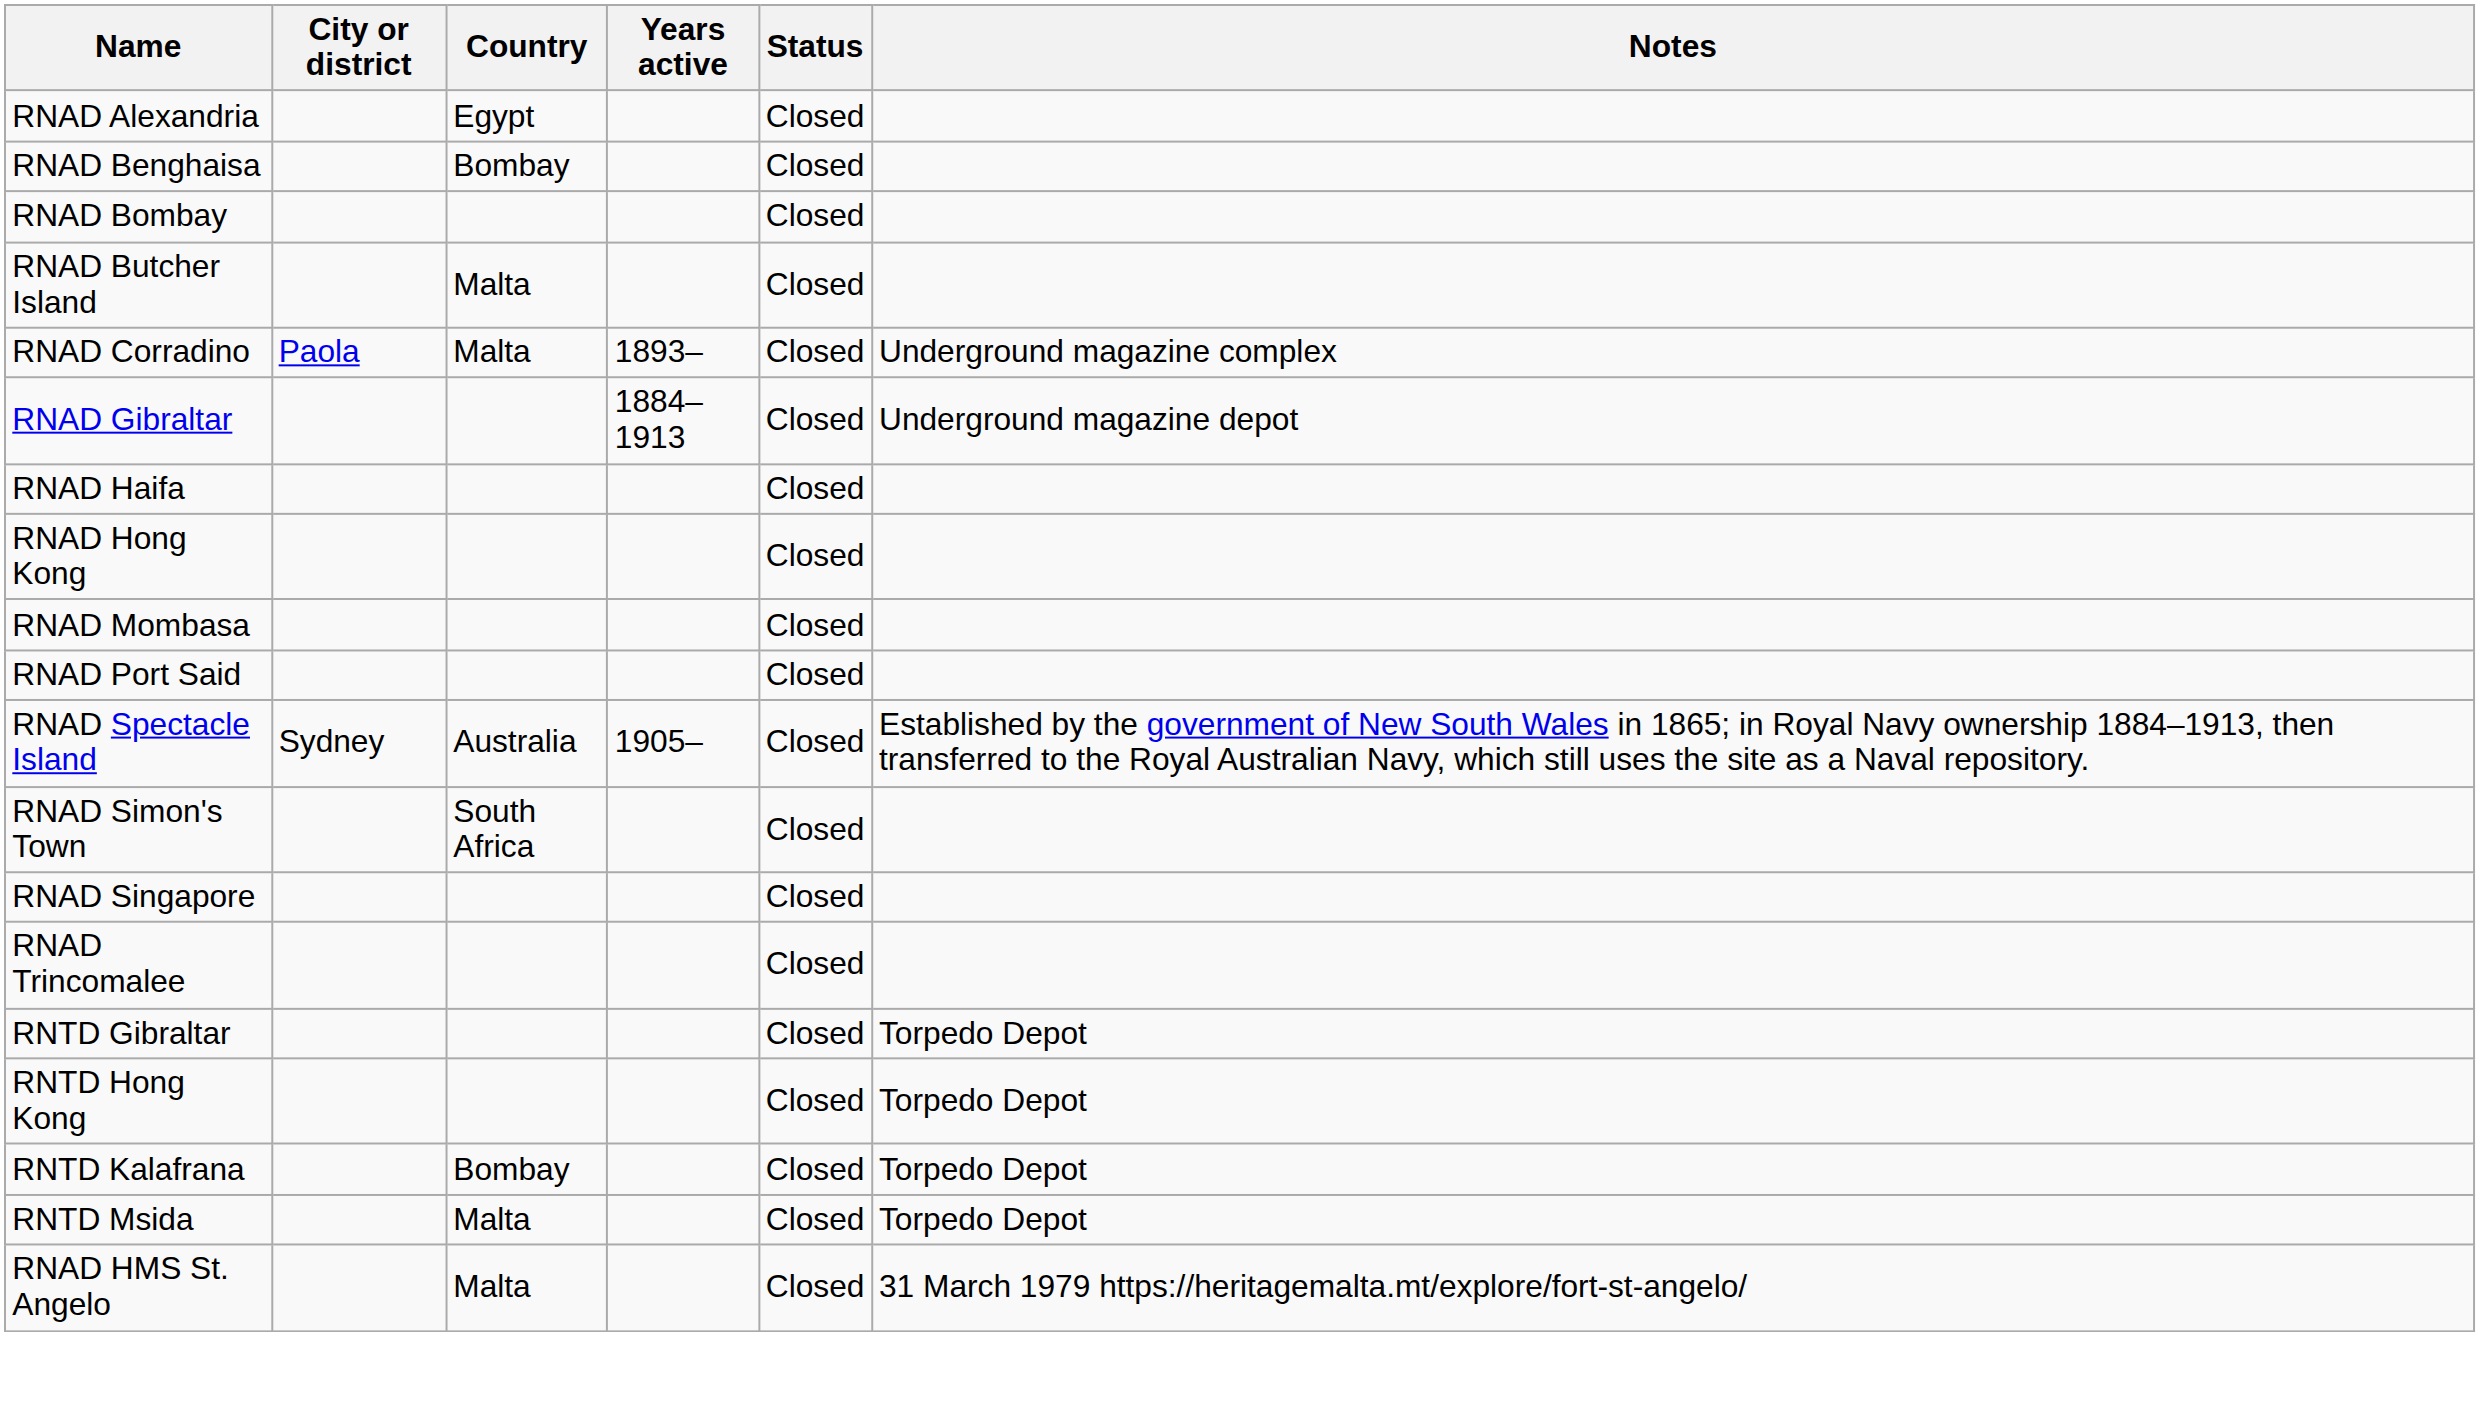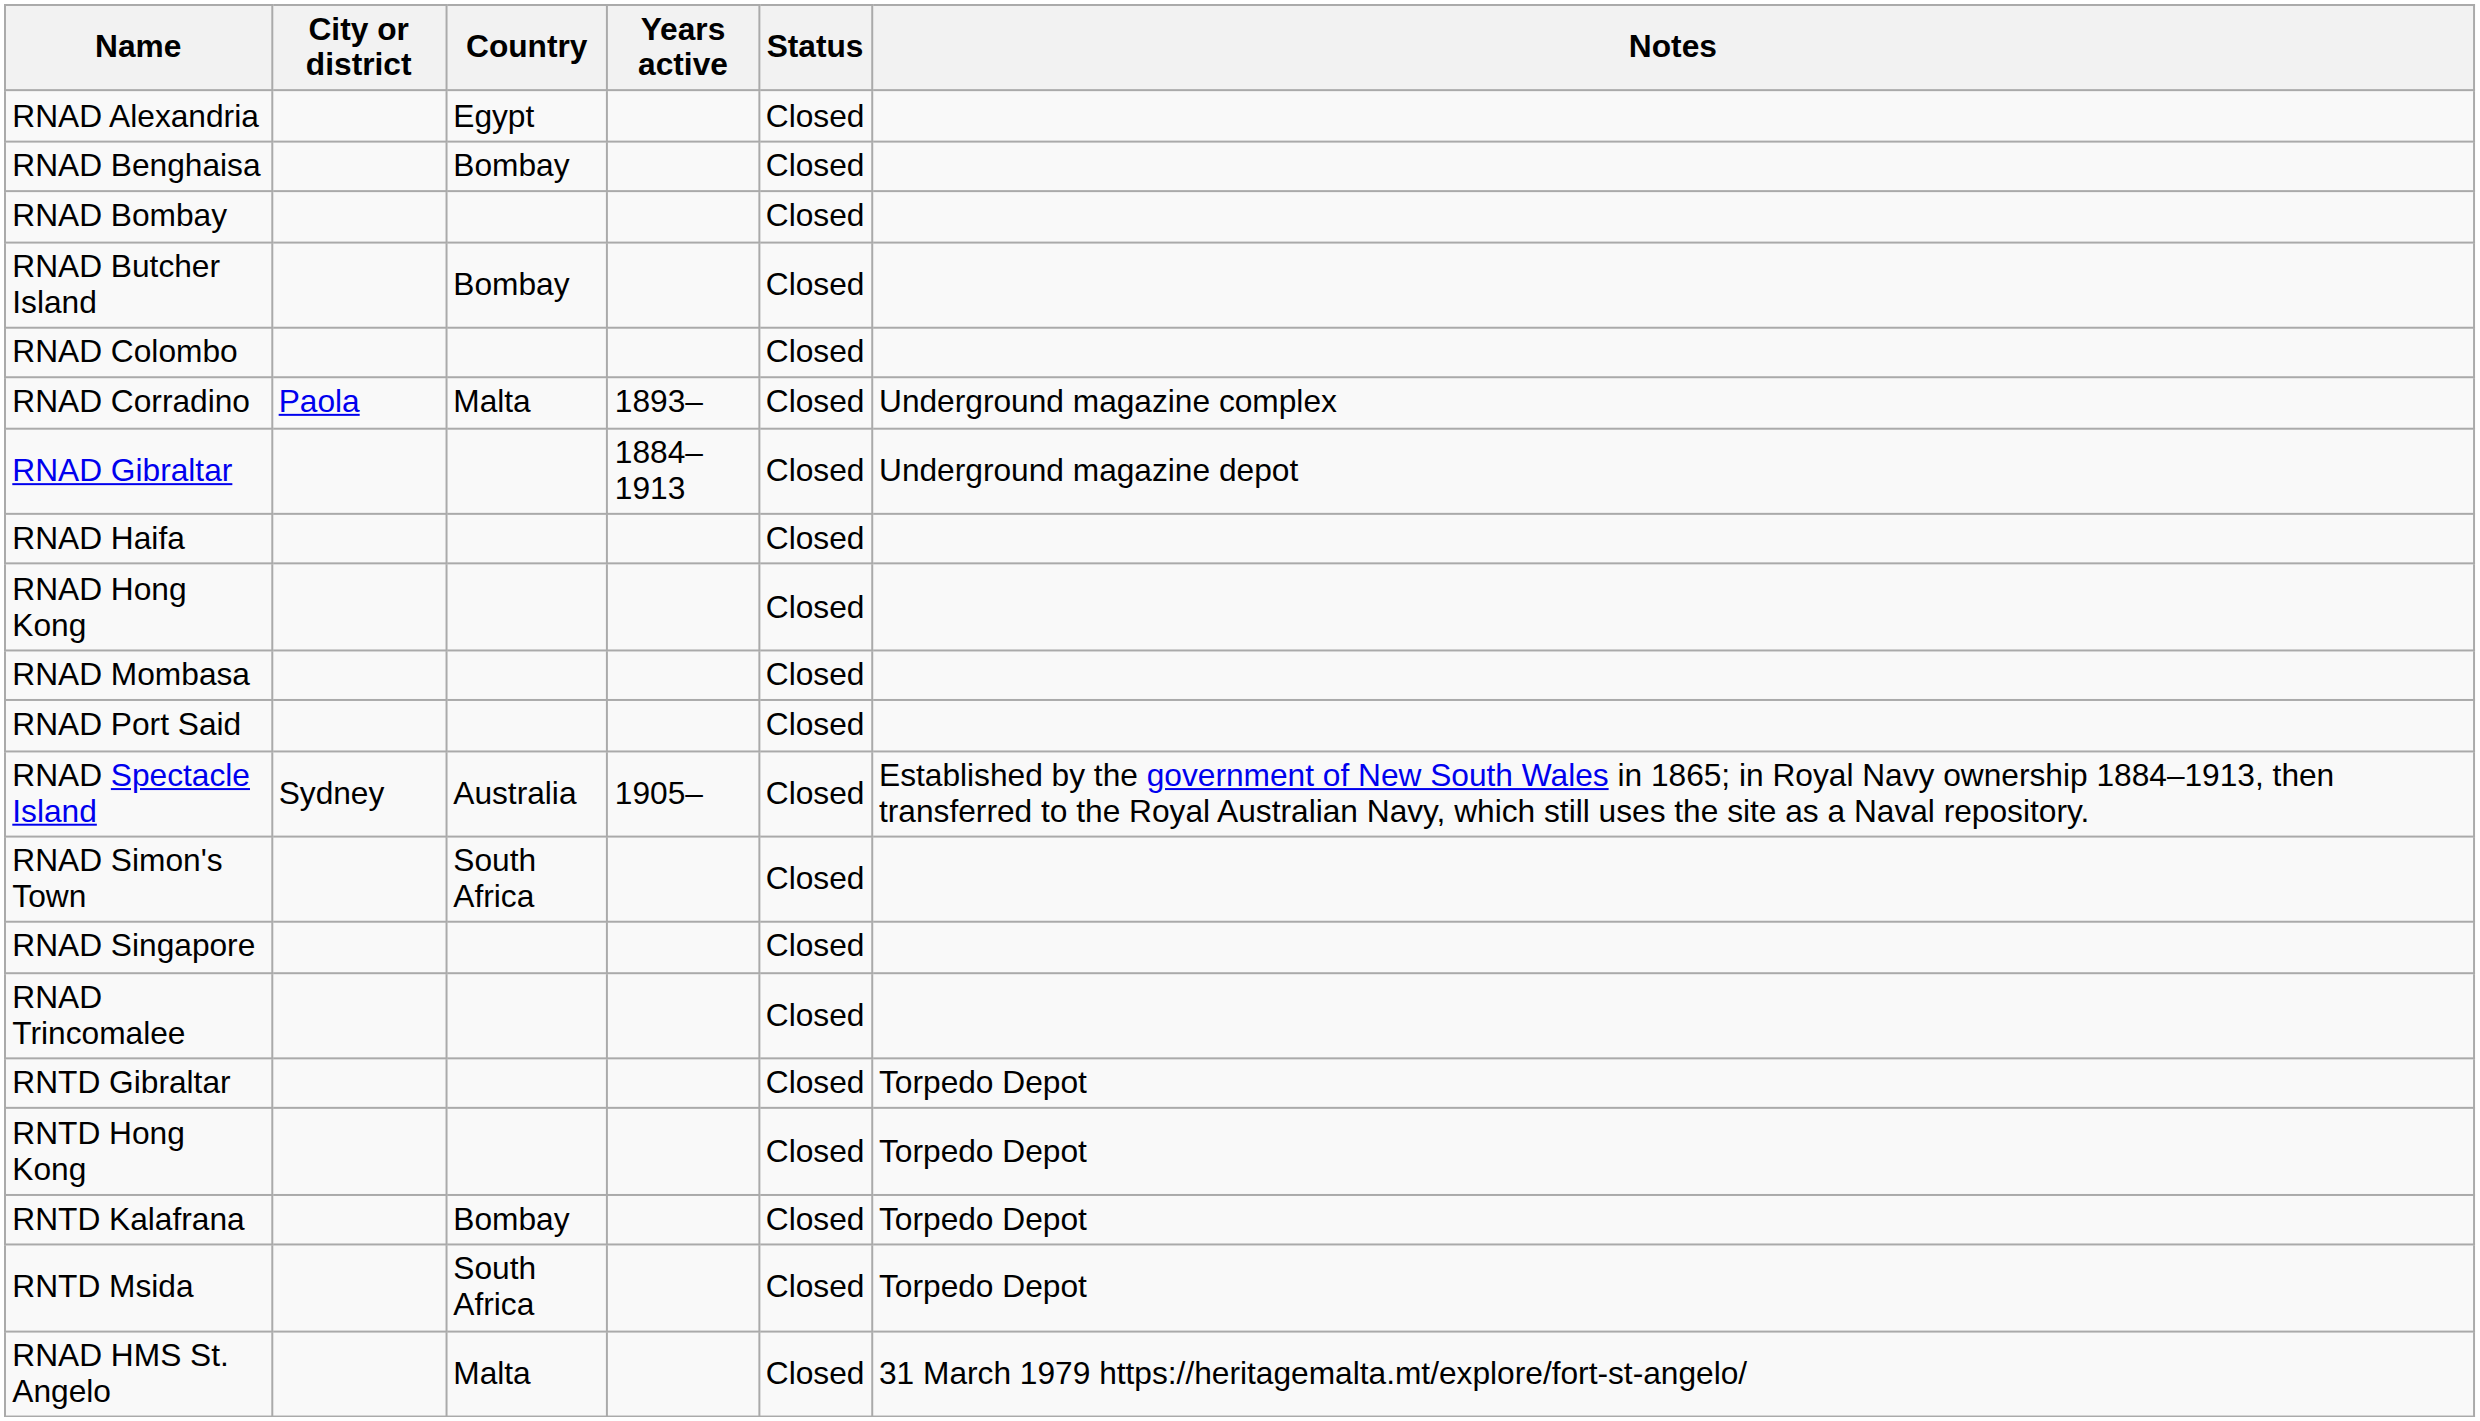(492, 284) Malta -> (511, 284) Bombay
+ row: (125, 352)
(492, 1219) Malta -> (495, 1287) South Africa
